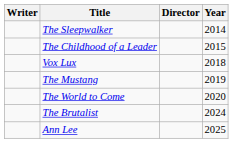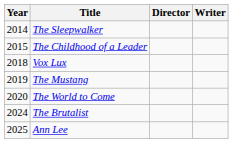columns swapped: (215, 12) <-> (22, 12)
